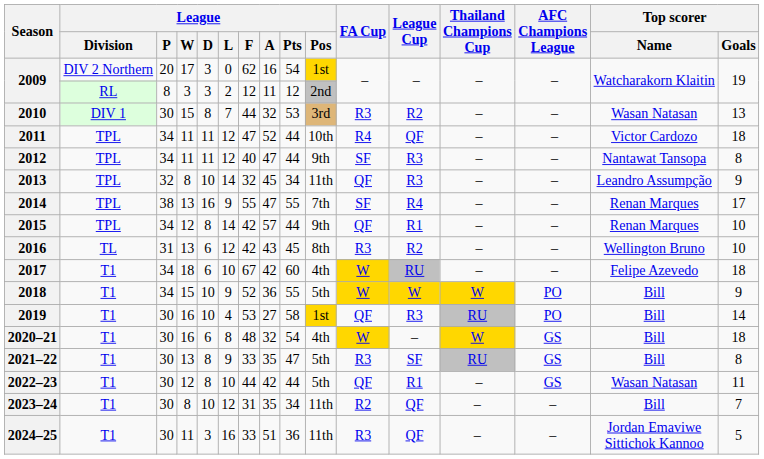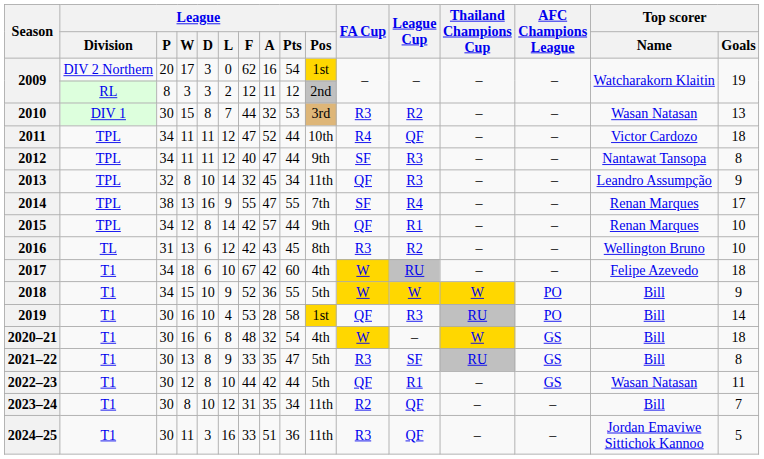(270, 315) 27 -> (270, 315) 28
